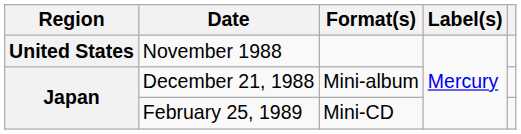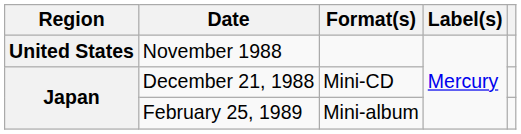(371, 81) Mini-album -> (359, 81) Mini-CD
(359, 112) Mini-CD -> (371, 112) Mini-album
